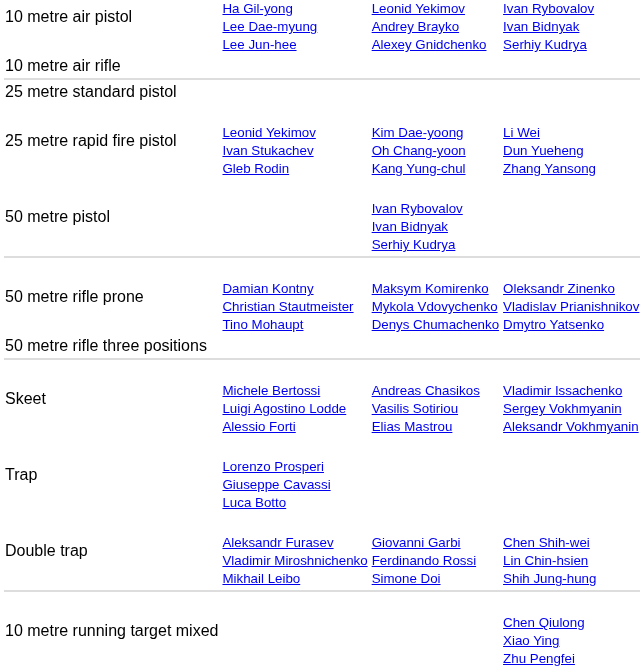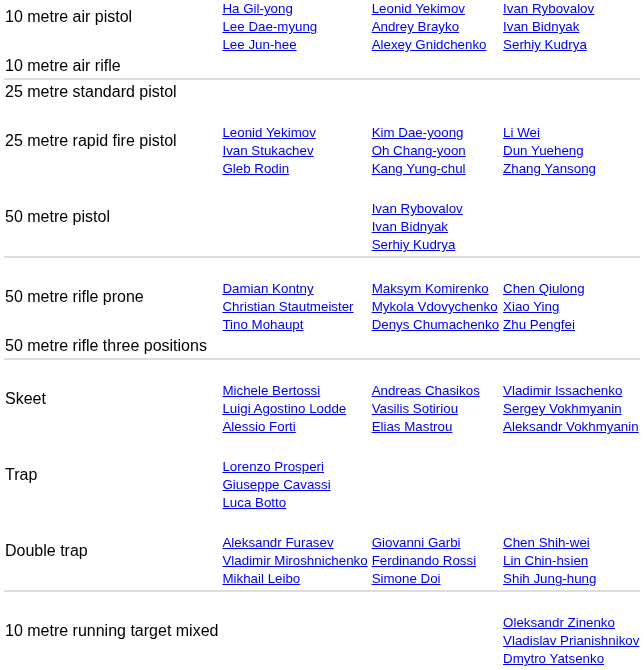(571, 306) Oleksandr Zinenko Vladislav Prianishnikov Dmytro Yatsenko -> (544, 306) Chen Qiulong Xiao Ying Zhu Pengfei
(544, 640) Chen Qiulong Xiao Ying Zhu Pengfei -> (571, 640) Oleksandr Zinenko Vladislav Prianishnikov Dmytro Yatsenko
